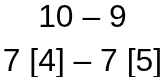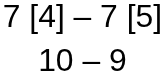rows swapped: (82, 60) <-> (82, 16)
